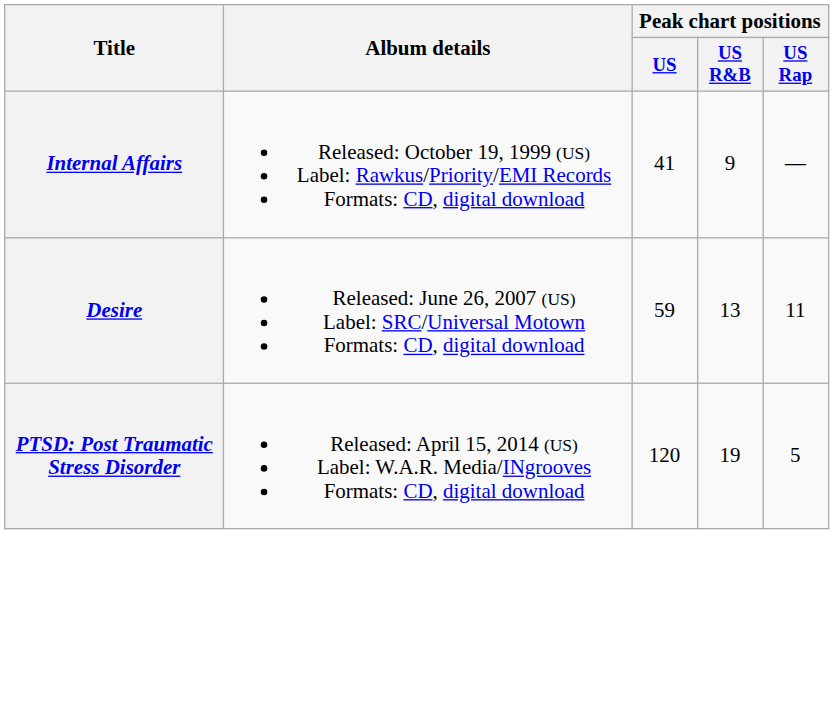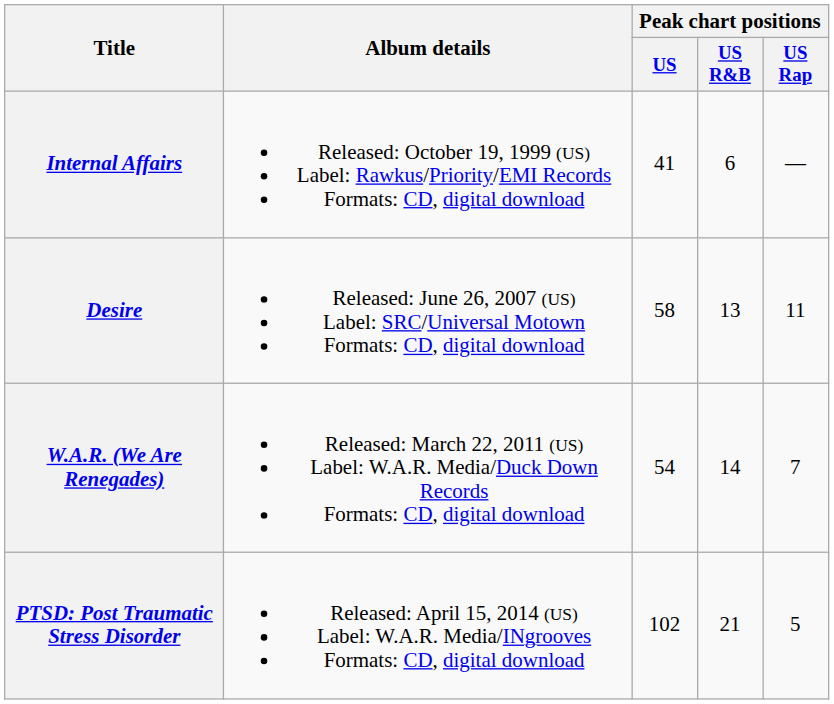(730, 164) 9 -> (730, 164) 6
(665, 309) 59 -> (665, 309) 58
+ row: (114, 467)
(665, 455) 120 -> (665, 625) 102
(730, 455) 19 -> (730, 625) 21
